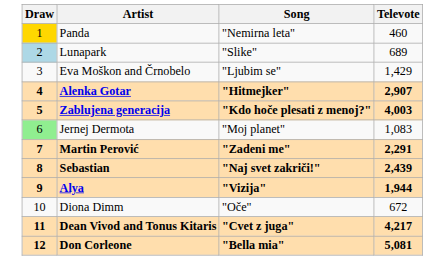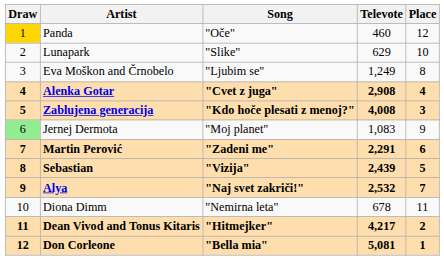+ column: (422, 14)
(259, 33) "Nemirna leta" -> (220, 33) "Oče"
(39, 52) lightblue background -> (23, 52) no background
(398, 52) 689 -> (382, 52) 629
(398, 71) 1,429 -> (382, 71) 1,249
(256, 91) "Hitmejker" -> (241, 91) "Cvet z juga"
(398, 91) 2,907 -> (382, 91) 2,908
(398, 110) 4,003 -> (382, 110) 4,008
(271, 168) "Naj svet zakriči!" -> (227, 168) "Vizija"
(244, 187) "Vizija" -> (255, 187) "Naj svet zakriči!"
(398, 187) 1,944 -> (382, 187) 2,532
(237, 206) "Oče" -> (242, 206) "Nemirna leta"
(398, 206) 672 -> (382, 206) 678
(258, 226) "Cvet z juga" -> (239, 226) "Hitmejker"
